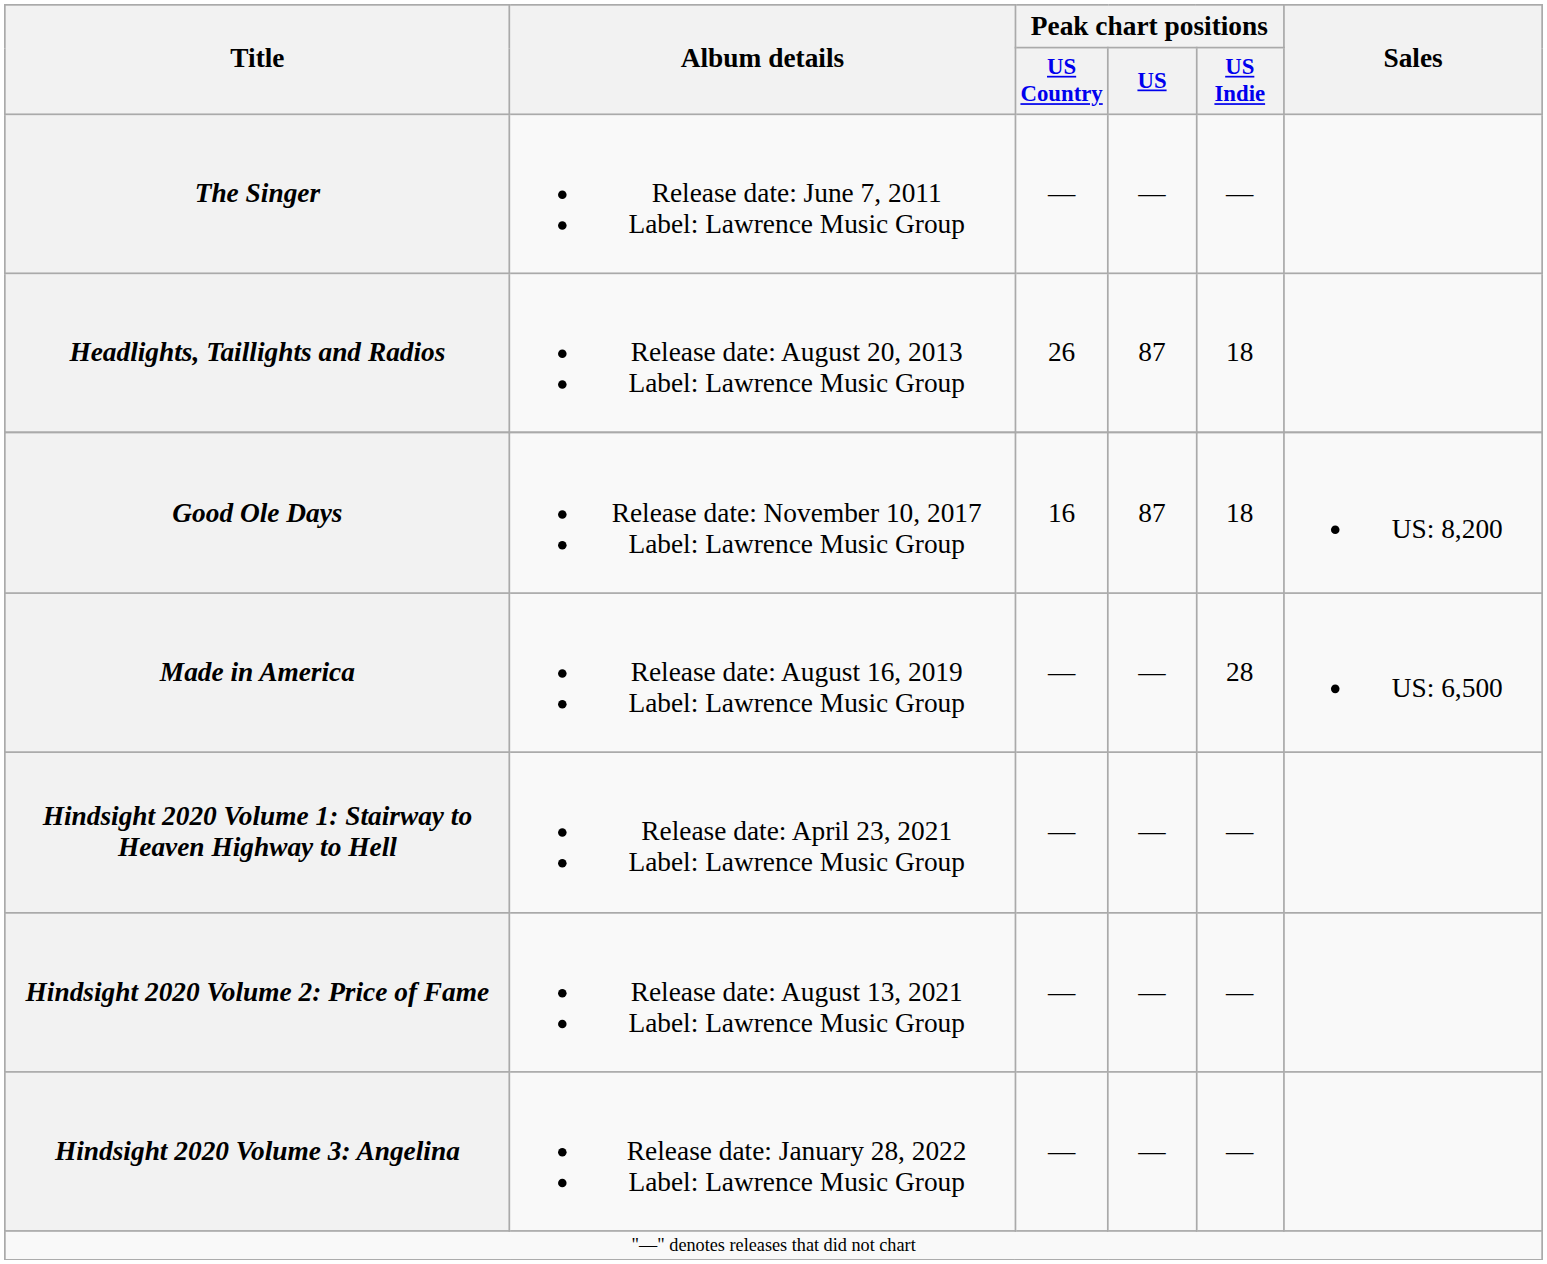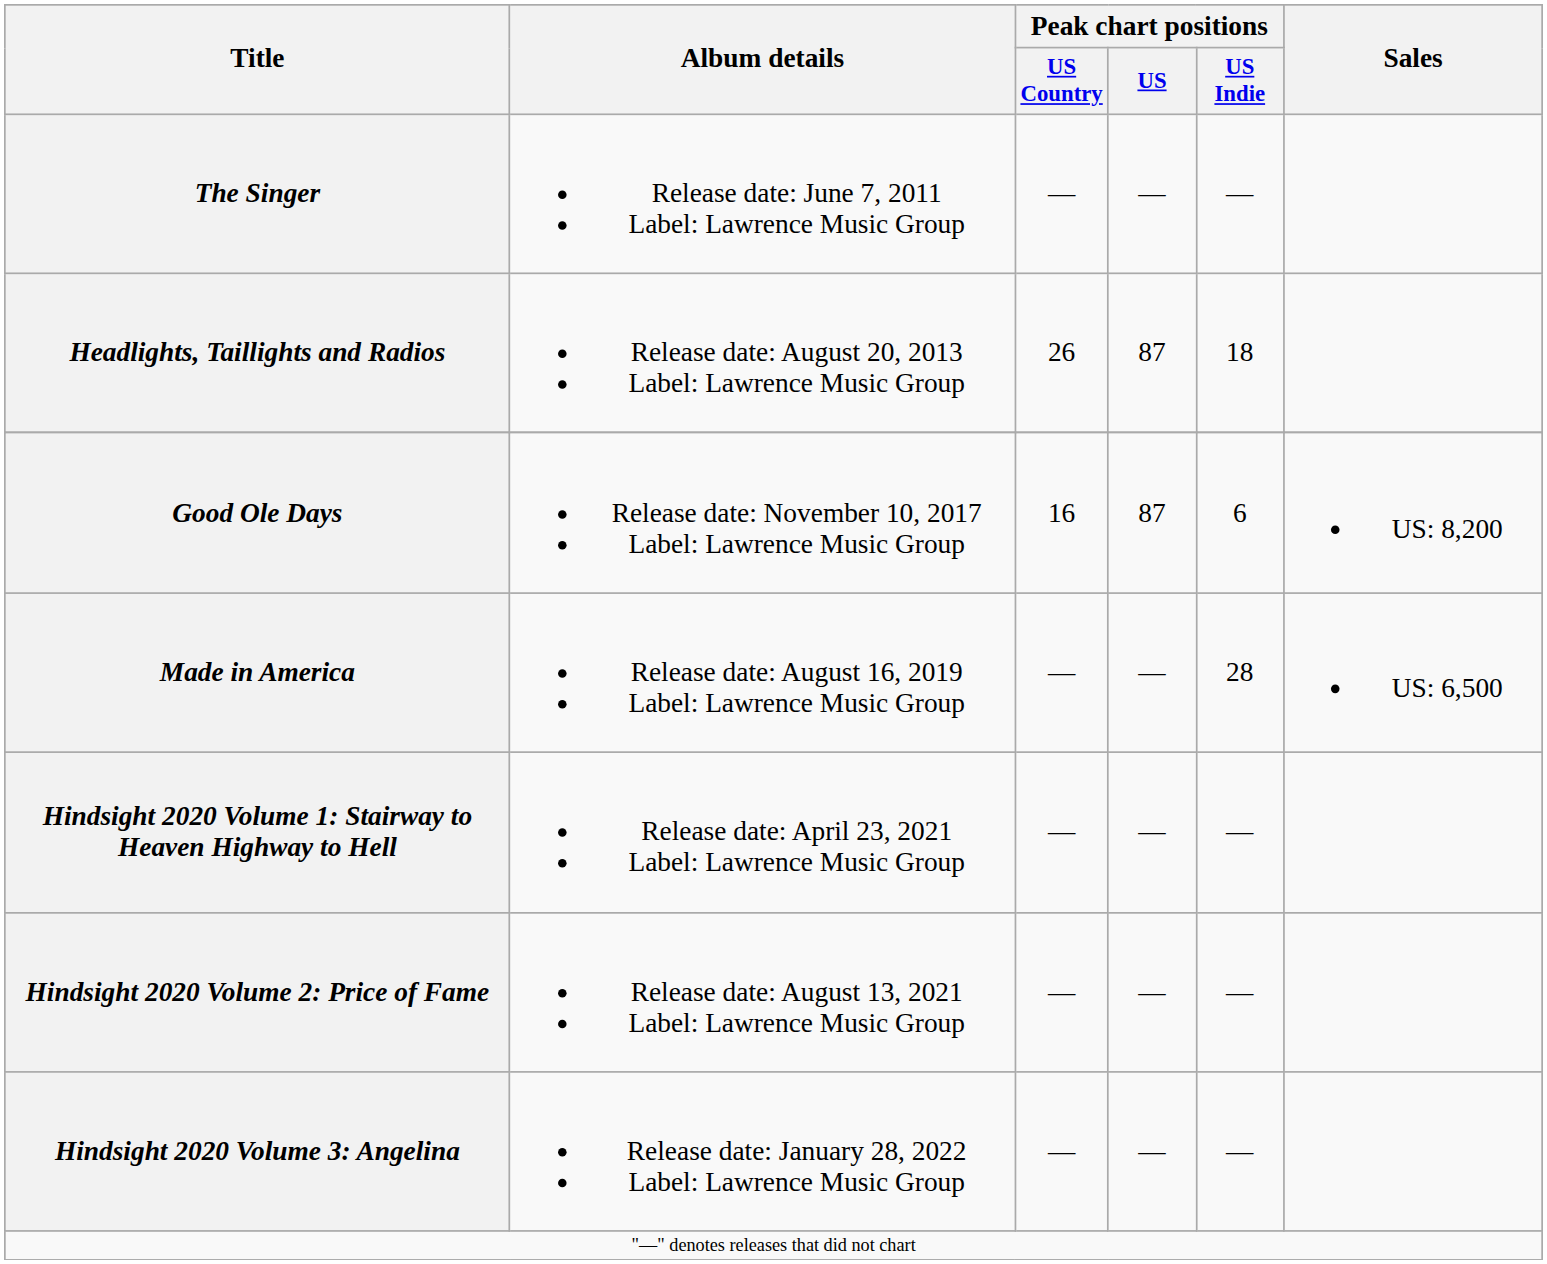(1240, 512) 18 -> (1240, 512) 6
